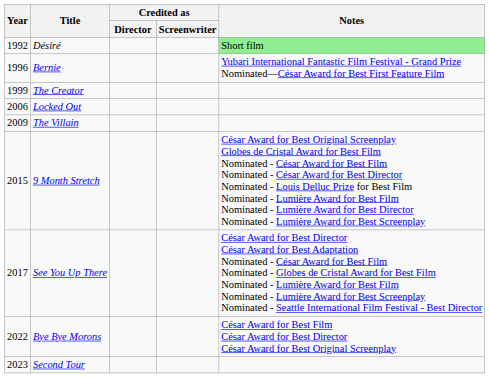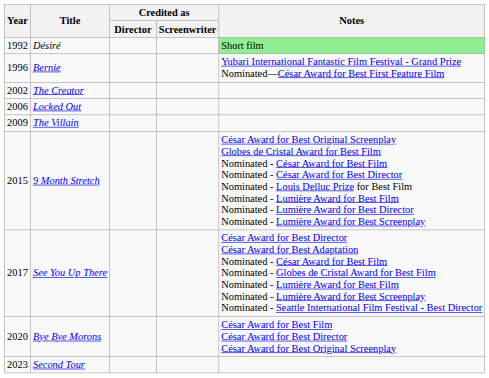(17, 90) 1999 -> (17, 90) 2002
(17, 336) 2022 -> (17, 336) 2020
